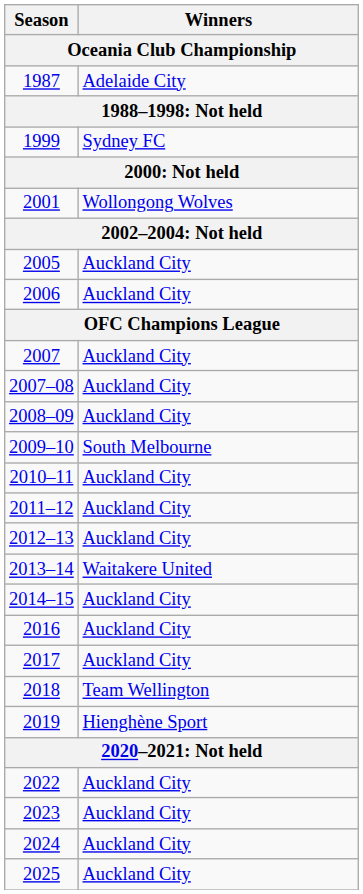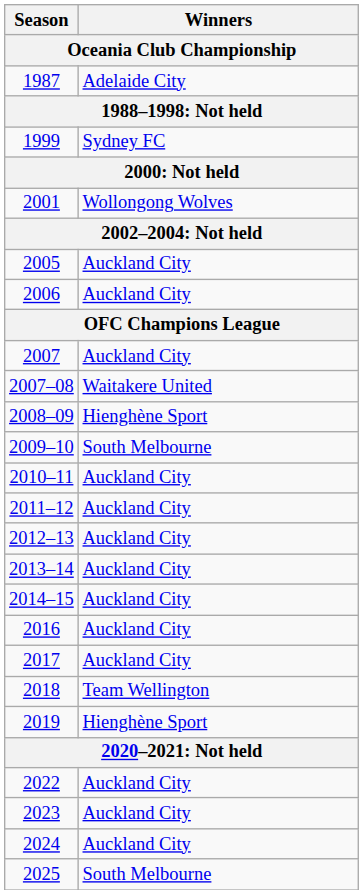(139, 385) Auckland City -> (150, 385) Waitakere United
(139, 416) Auckland City -> (145, 416) Hienghène Sport
(150, 568) Waitakere United -> (139, 568) Auckland City
(139, 873) Auckland City -> (147, 873) South Melbourne
